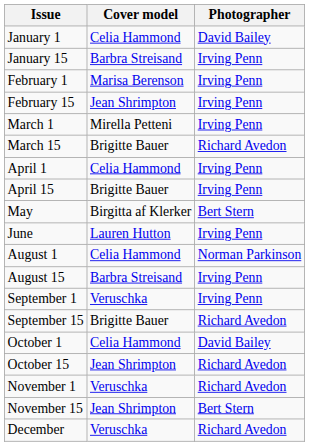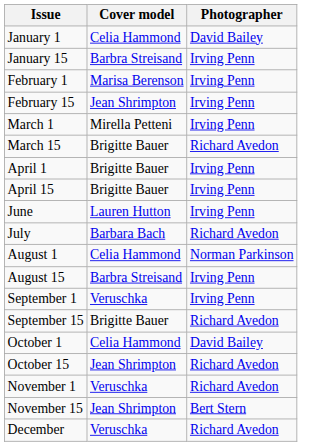(135, 168) Celia Hammond -> (129, 168) Brigitte Bauer
- row: (20, 211)
+ row: (19, 233)
